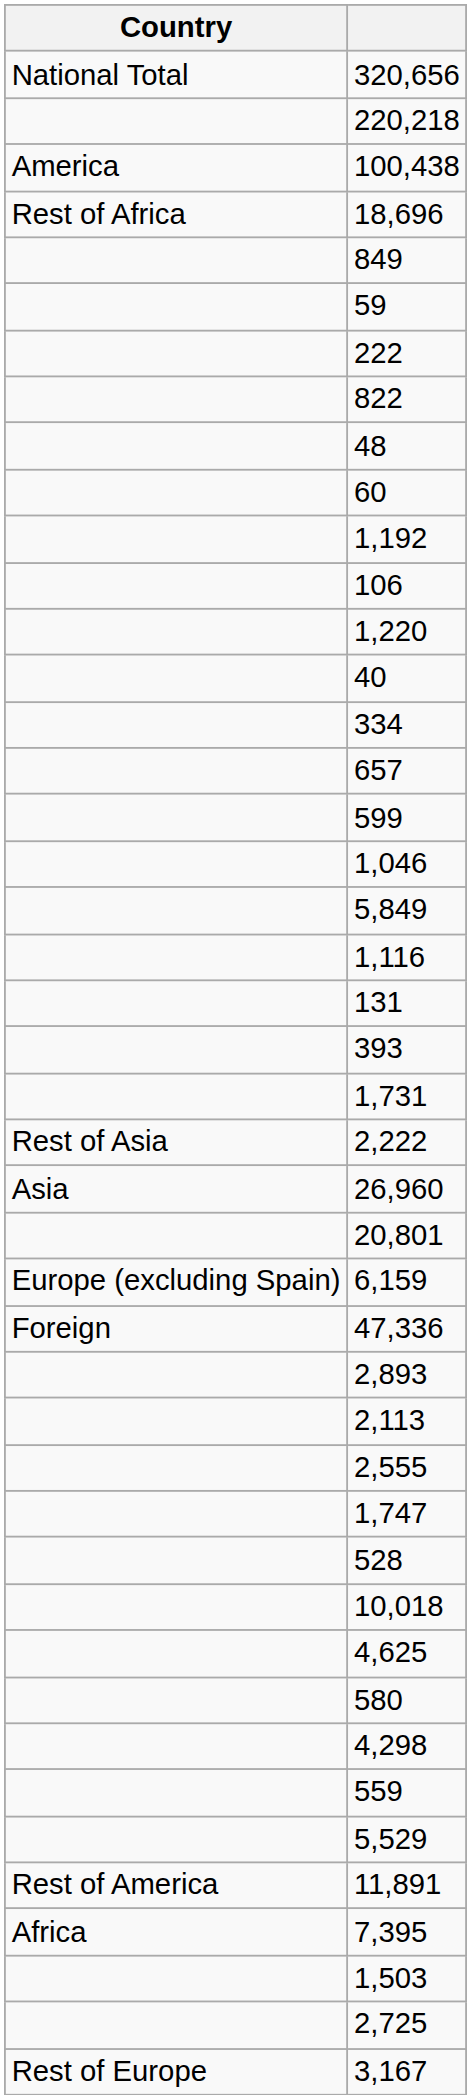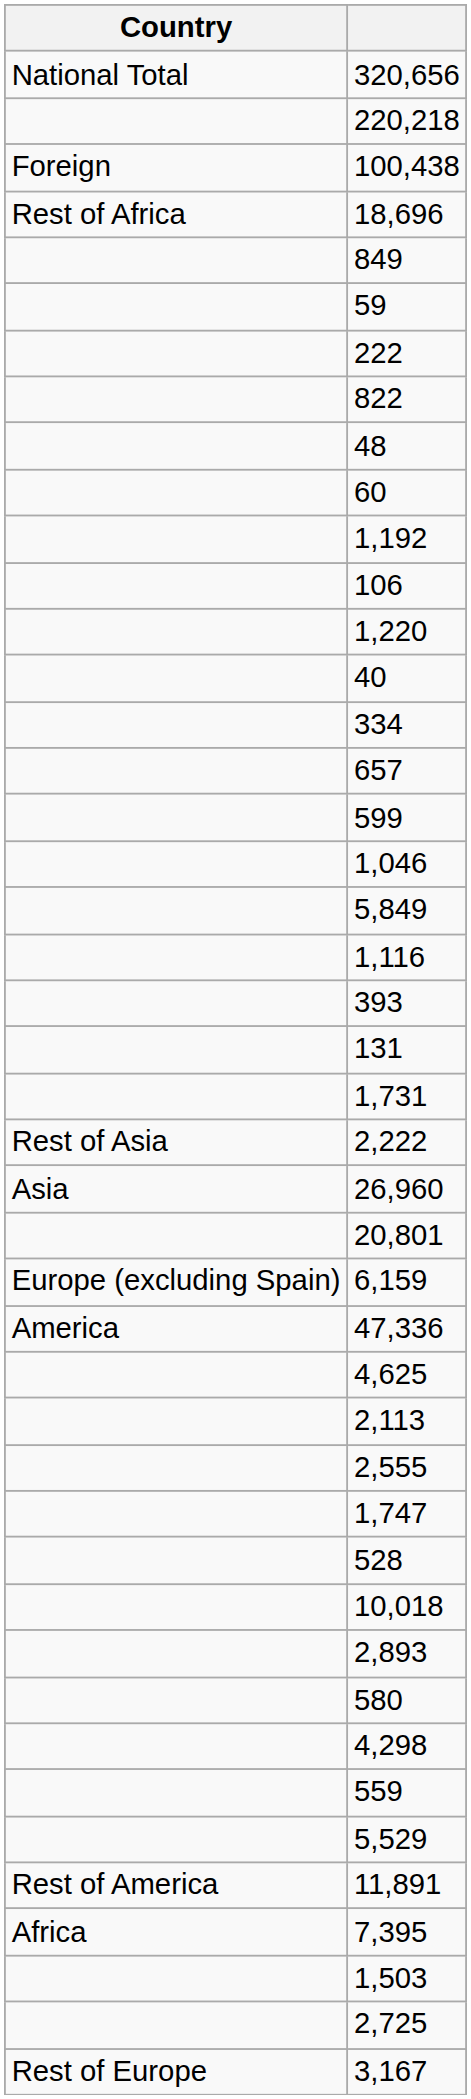(65, 167) America -> (61, 167) Foreign
rows swapped: (378, 1002) <-> (378, 1049)
(61, 1327) Foreign -> (65, 1327) America
rows swapped: (391, 1374) <-> (391, 1652)
